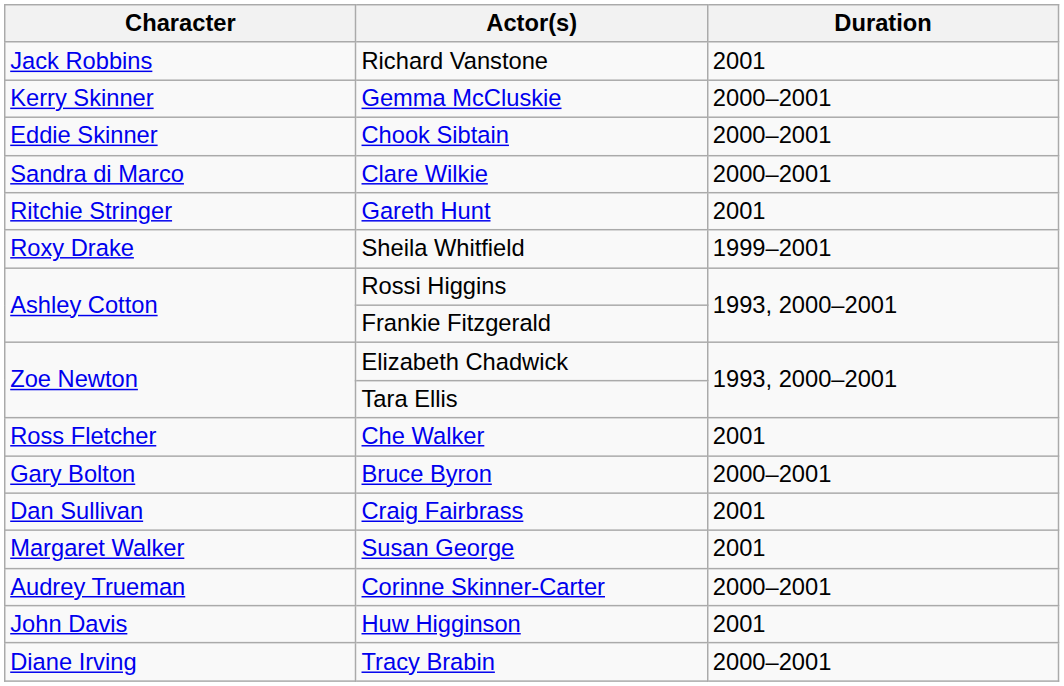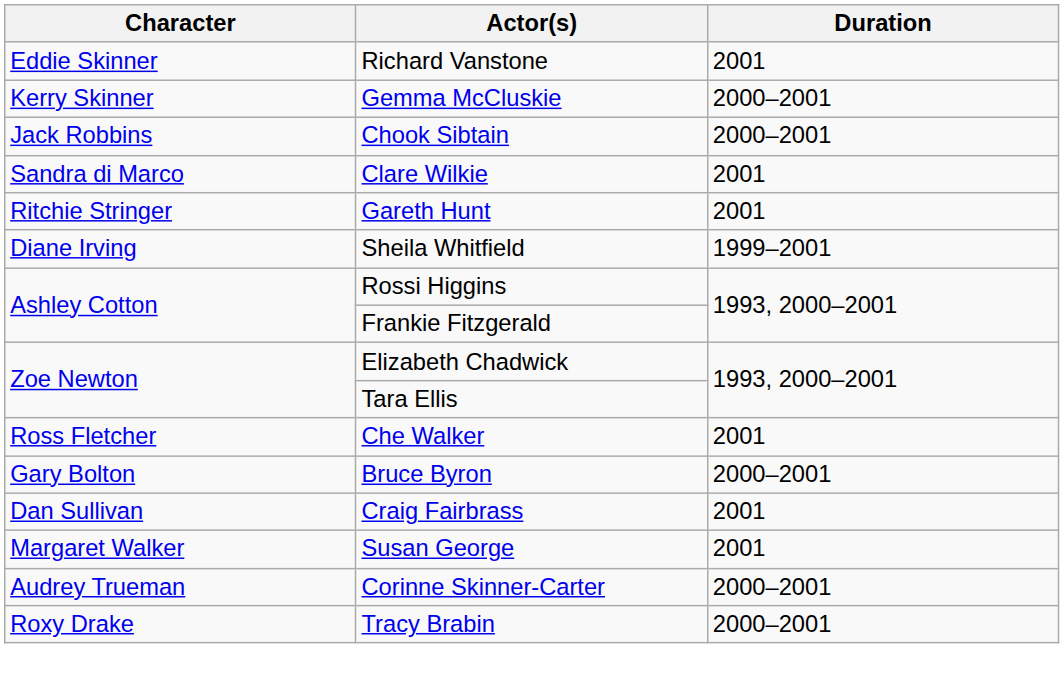(81, 60) Jack Robbins -> (84, 60) Eddie Skinner
(84, 135) Eddie Skinner -> (81, 135) Jack Robbins
(772, 173) 2000–2001 -> (739, 173) 2001
(72, 248) Roxy Drake -> (73, 248) Diane Irving
- row: (441, 624)
(73, 661) Diane Irving -> (72, 624) Roxy Drake
